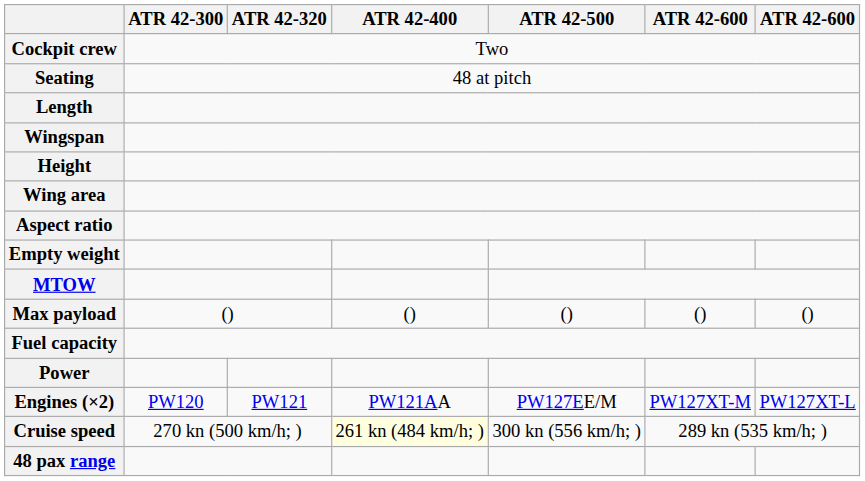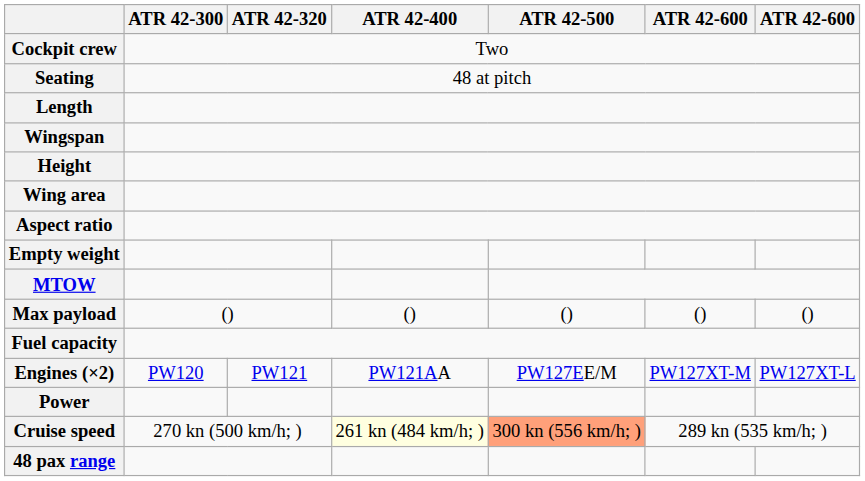rows swapped: (64, 401) <-> (64, 372)
(567, 431) no background -> (567, 431) lightsalmon background
